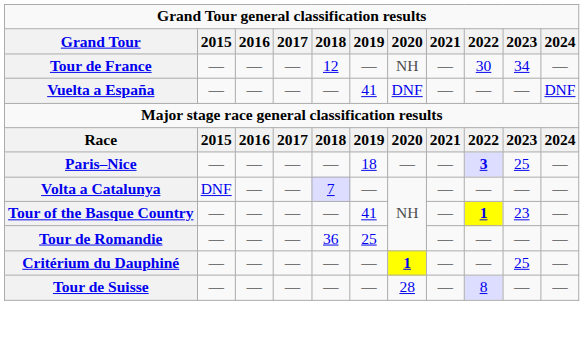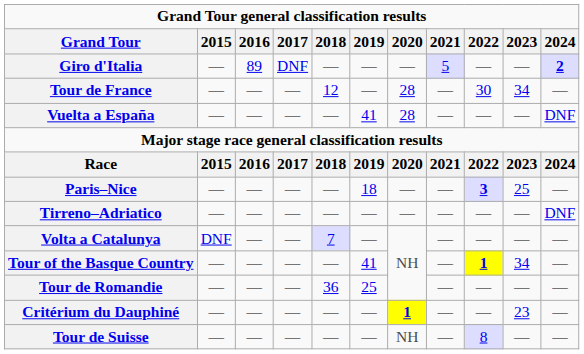+ row: (101, 66)
(407, 66) NH -> (407, 90) 28
(407, 90) DNF -> (407, 115) 28
+ row: (101, 213)
(522, 213) 23 -> (522, 262) 34
(522, 262) 25 -> (522, 312) 23
(407, 287) 28 -> (407, 336) NH
